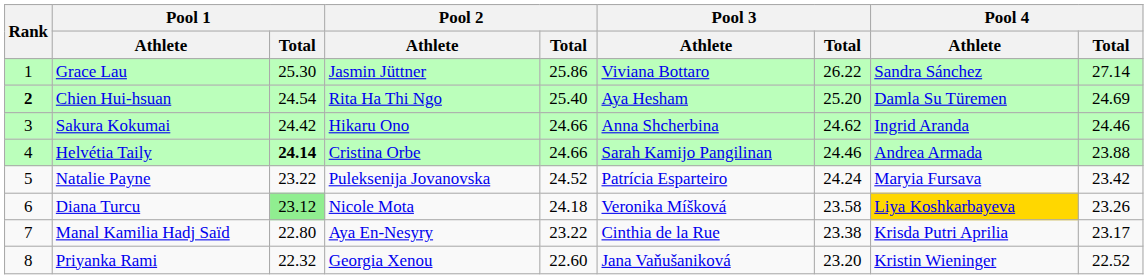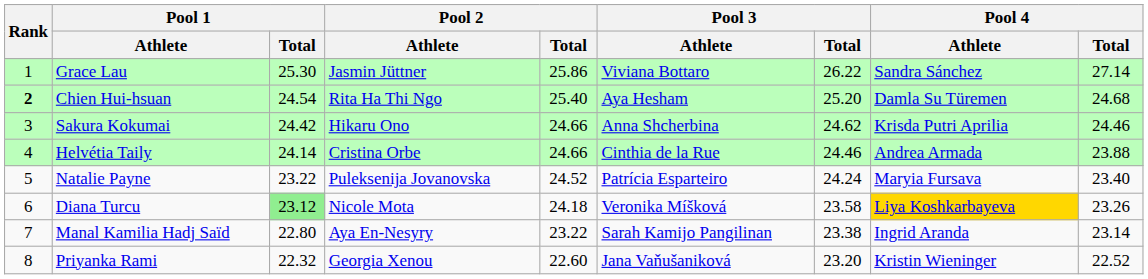(1111, 98) 24.69 -> (1111, 98) 24.68
(922, 125) Ingrid Aranda -> (941, 125) Krisda Putri Aprilia
(297, 152) bold -> (297, 152) normal
(687, 152) Sarah Kamijo Pangilinan -> (661, 152) Cinthia de la Rue
(1111, 179) 23.42 -> (1111, 179) 23.40
(661, 233) Cinthia de la Rue -> (687, 233) Sarah Kamijo Pangilinan
(941, 233) Krisda Putri Aprilia -> (922, 233) Ingrid Aranda
(1111, 233) 23.17 -> (1111, 233) 23.14
